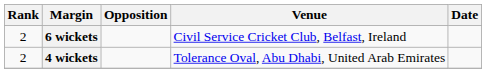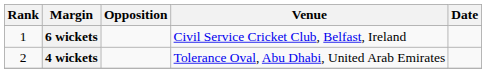(23, 36) 2 -> (23, 36) 1
